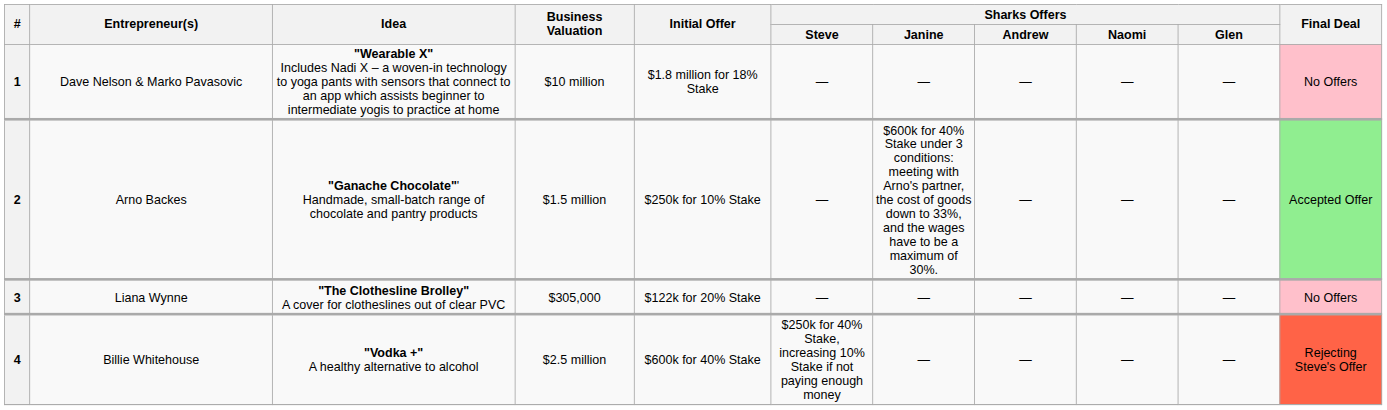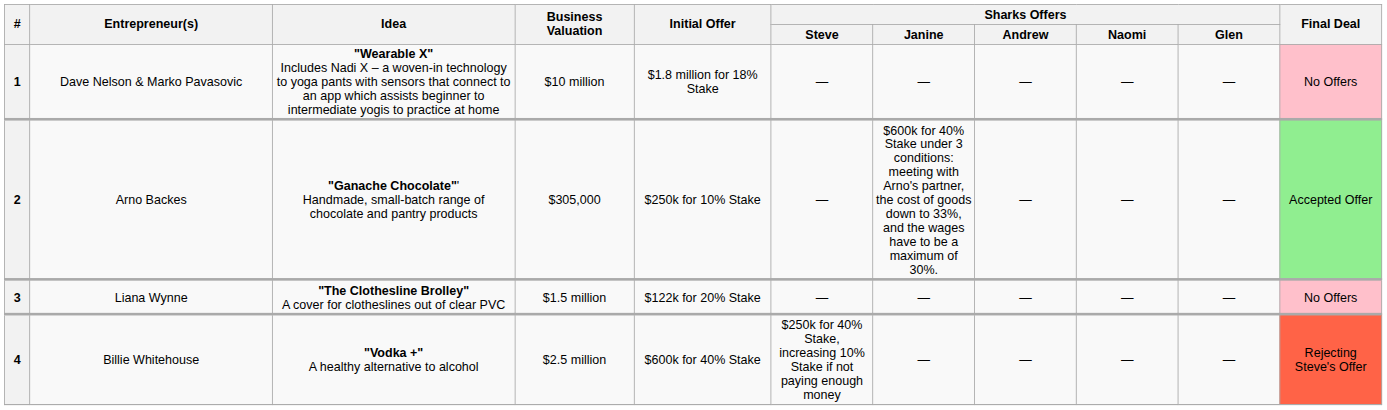(575, 200) $1.5 million -> (575, 200) $305,000
(575, 297) $305,000 -> (575, 297) $1.5 million
